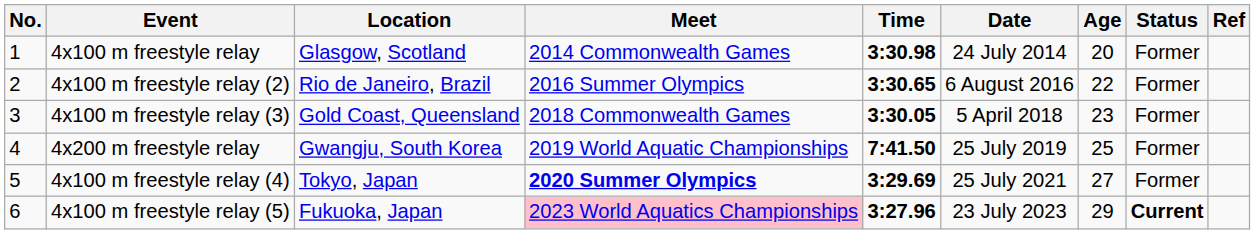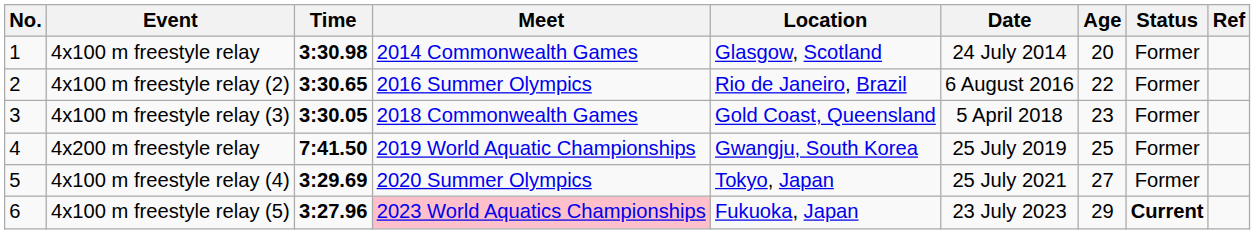columns swapped: (902, 20) <-> (409, 20)
(643, 180) bold -> (484, 180) normal
